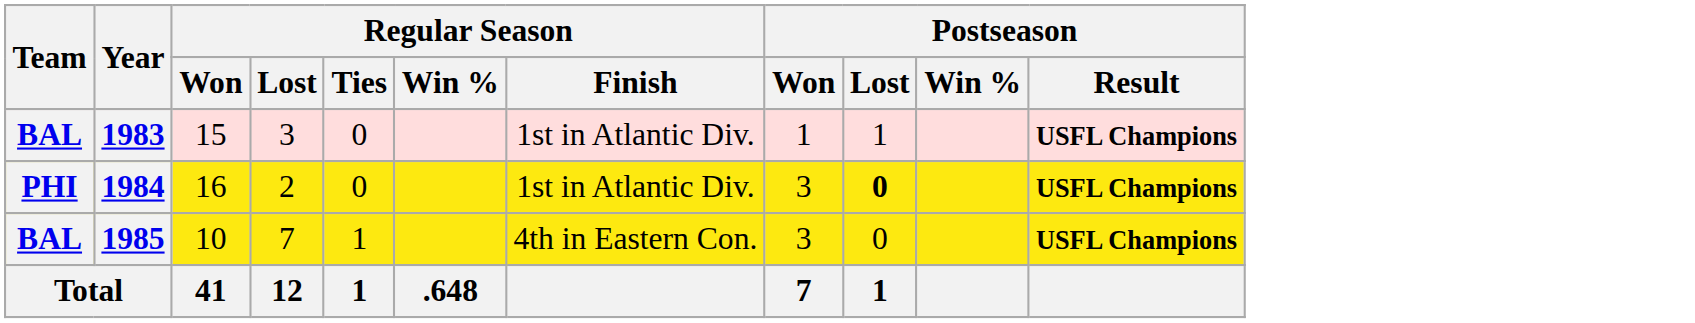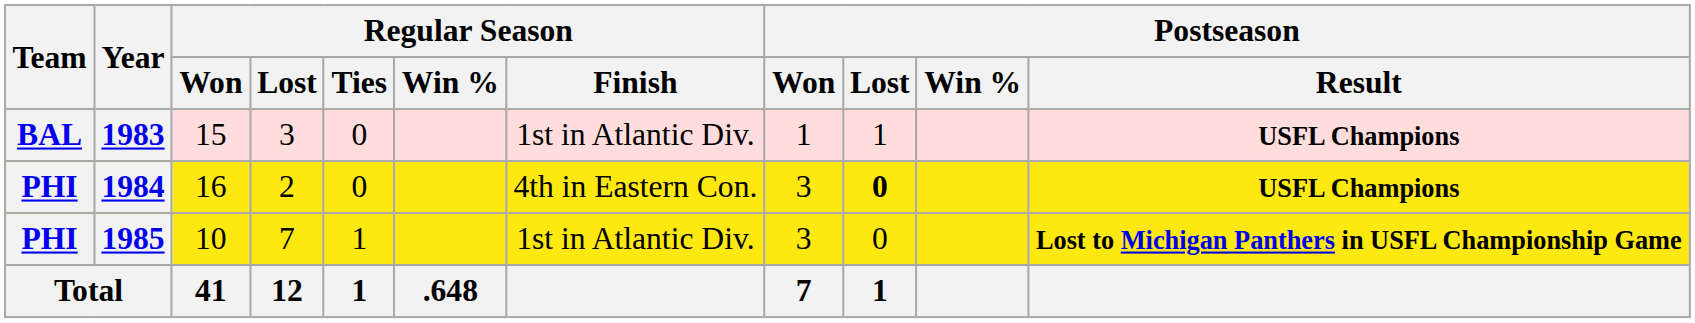(635, 187) 1st in Atlantic Div. -> (635, 187) 4th in Eastern Con.
(50, 239) BAL -> (50, 239) PHI
(635, 239) 4th in Eastern Con. -> (635, 239) 1st in Atlantic Div.
(1136, 242) USFL Champions -> (1359, 242) Lost to Michigan Panthers in USFL Championship Game
